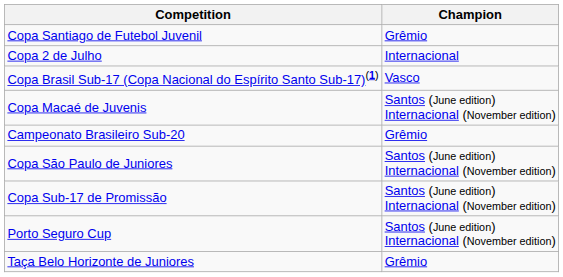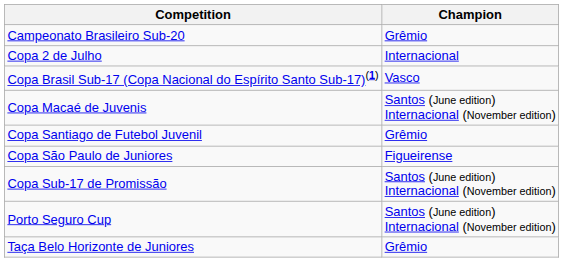rows swapped: (96, 135) <-> (105, 35)
(470, 163) Santos (June edition) Internacional (November edition) -> (418, 156) Figueirense
